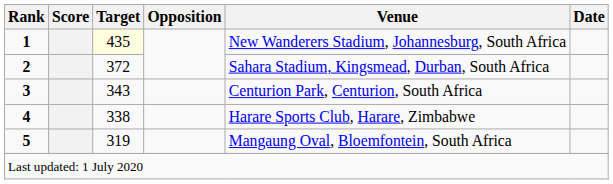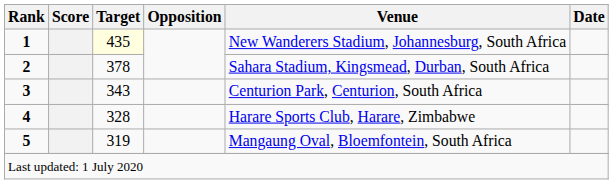(118, 66) 372 -> (118, 66) 378
(118, 116) 338 -> (118, 116) 328
